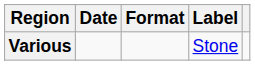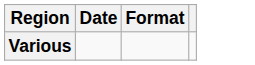- column: (215, 18)
